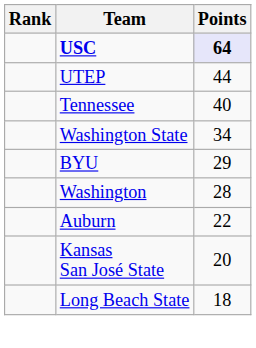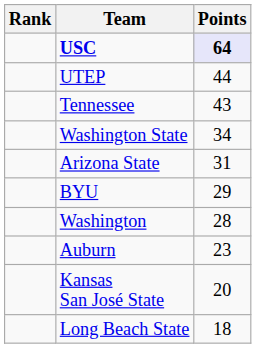(222, 105) 40 -> (222, 105) 43
+ row: (110, 163)
(222, 221) 22 -> (222, 250) 23
